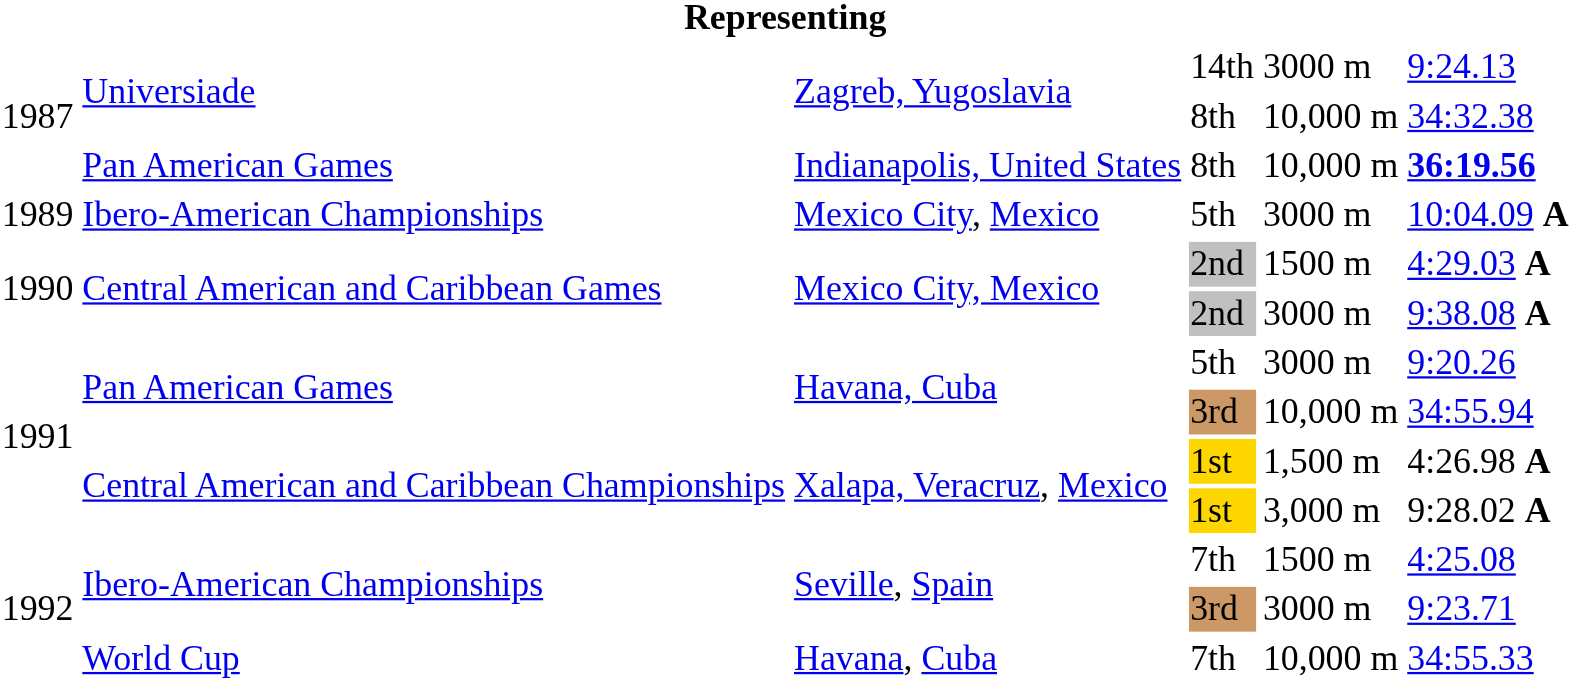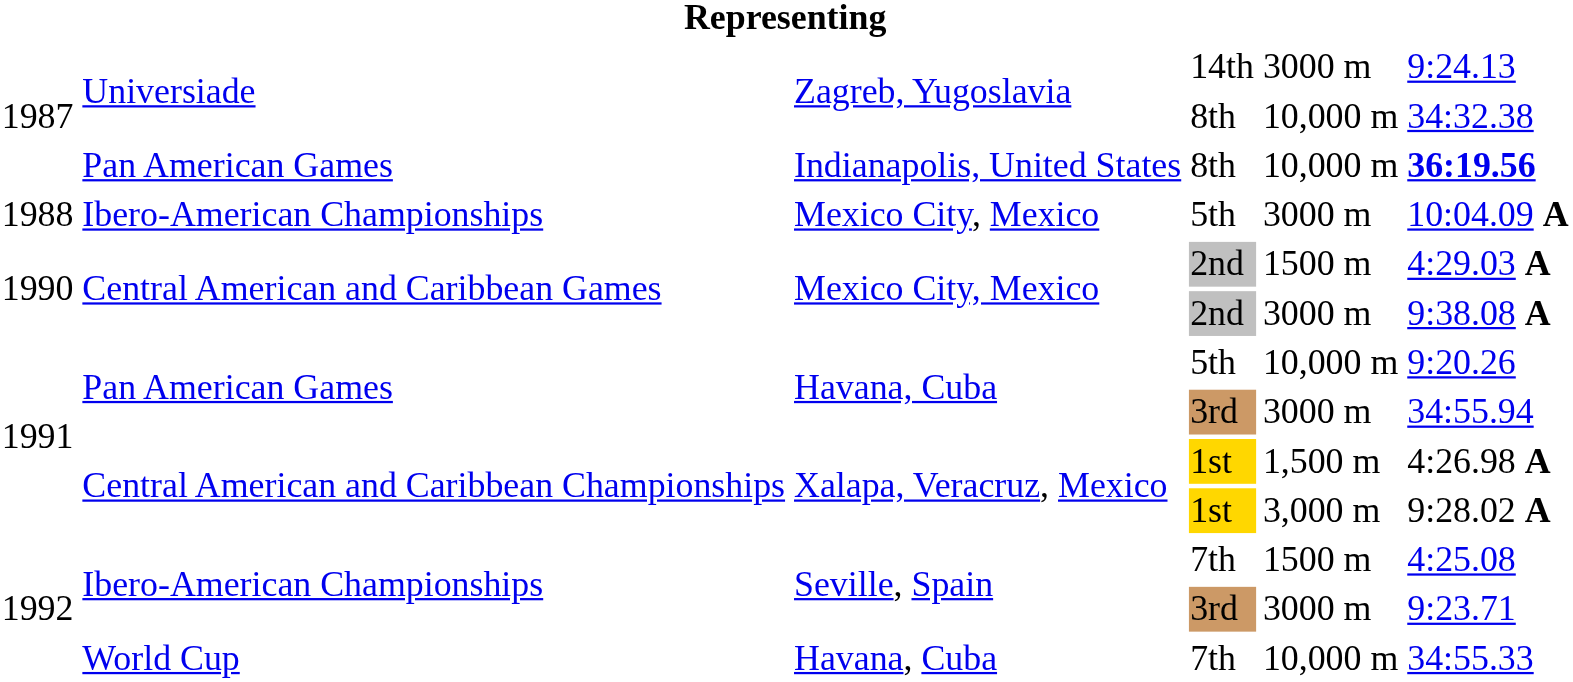(38, 214) 1989 -> (38, 214) 1988
(1317, 362) 3000 m -> (1331, 362) 10,000 m
(1331, 411) 10,000 m -> (1317, 411) 3000 m
